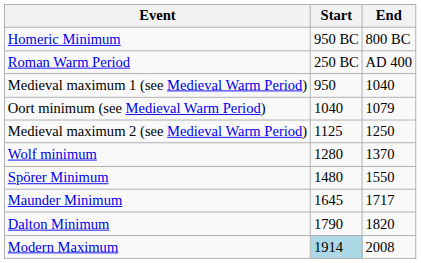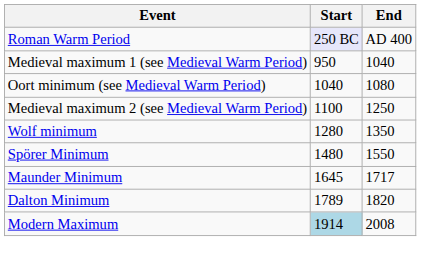- row: (64, 39)
(336, 62) no background -> (336, 39) lavender background
(380, 108) 1079 -> (380, 85) 1080
(328, 131) 1125 -> (328, 108) 1100
(380, 154) 1370 -> (380, 131) 1350
(328, 223) 1790 -> (328, 200) 1789
